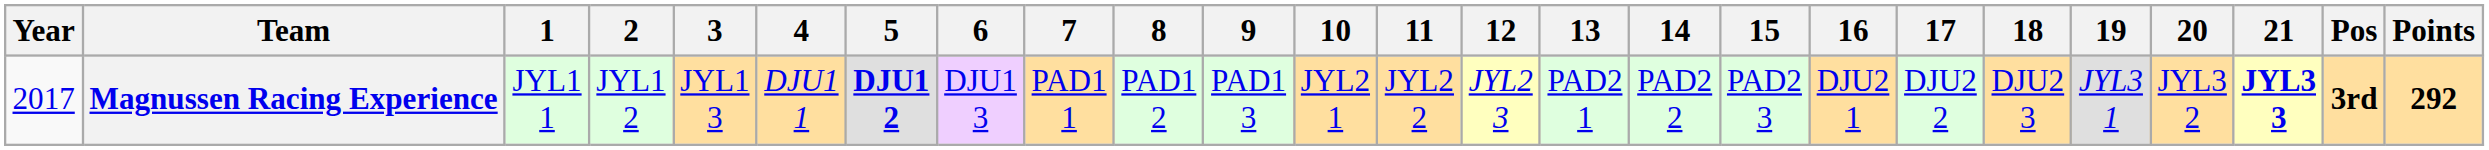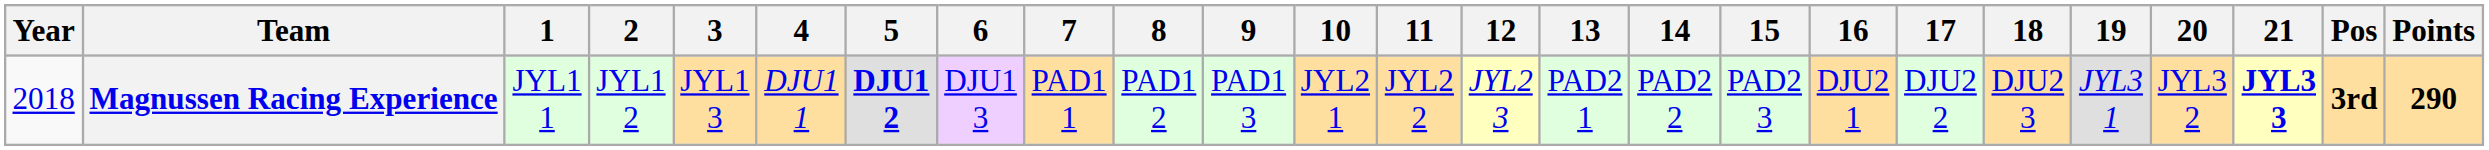(44, 99) 2017 -> (44, 99) 2018
(2434, 99) 292 -> (2434, 99) 290
